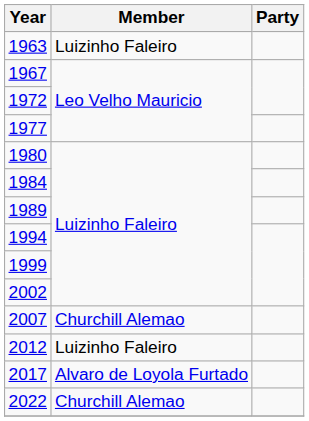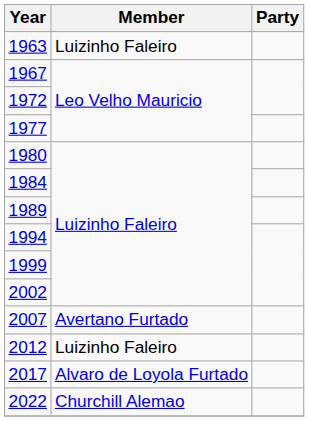(120, 319) Churchill Alemao -> (122, 319) Avertano Furtado
